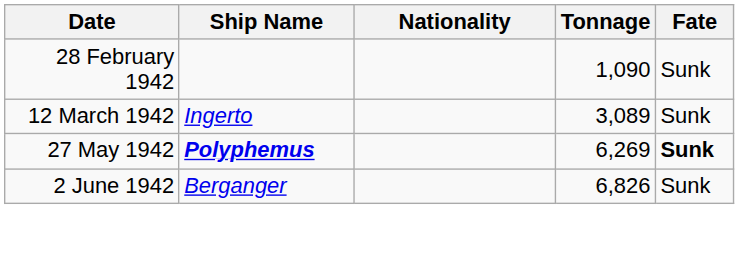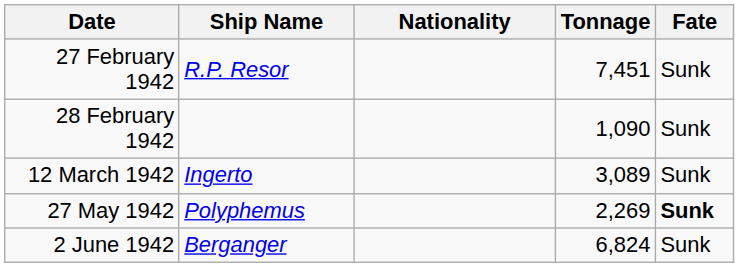+ row: (115, 68)
(249, 150) bold -> (245, 210) normal
(623, 150) 6,269 -> (623, 210) 2,269
(623, 185) 6,826 -> (623, 245) 6,824
